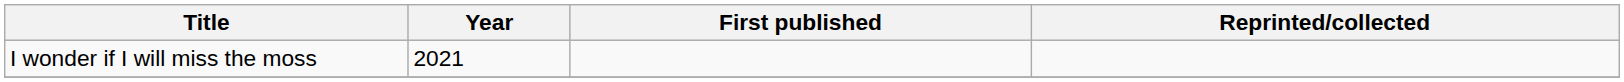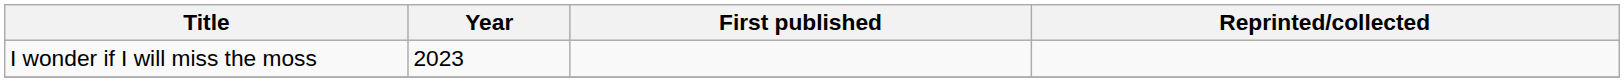(439, 58) 2021 -> (439, 58) 2023
